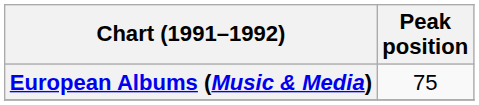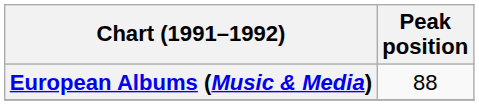(425, 81) 75 -> (425, 81) 88
